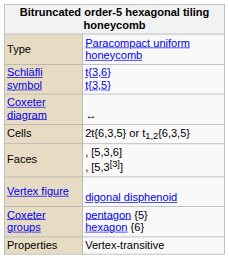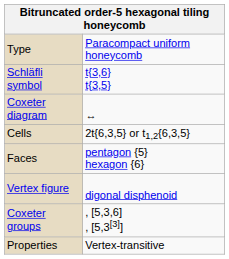(104, 160) , [5,3,6] , [5,3[3]] -> (116, 158) pentagon {5} hexagon {6}
(116, 221) pentagon {5} hexagon {6} -> (104, 220) , [5,3,6] , [5,3[3]]
